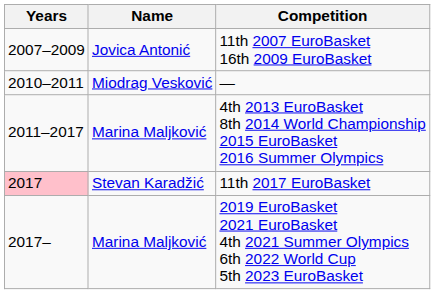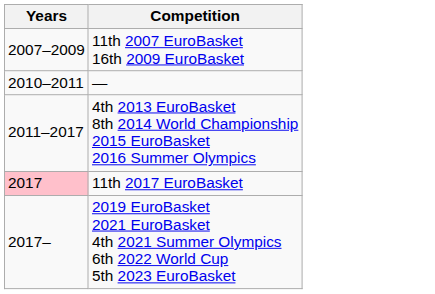- column: (152, 16)
